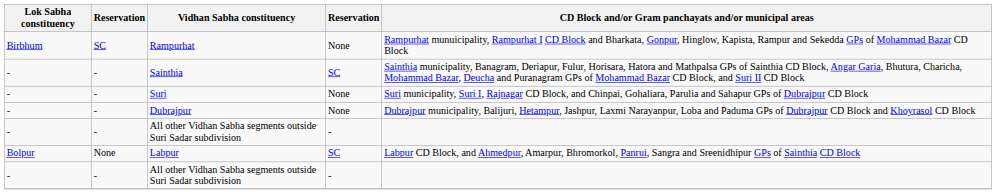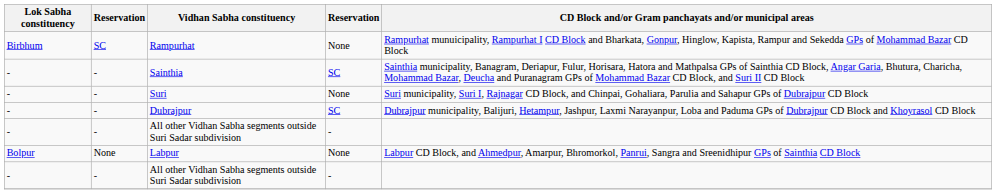(339, 110) None -> (334, 110) SC
(334, 153) SC -> (339, 153) None
